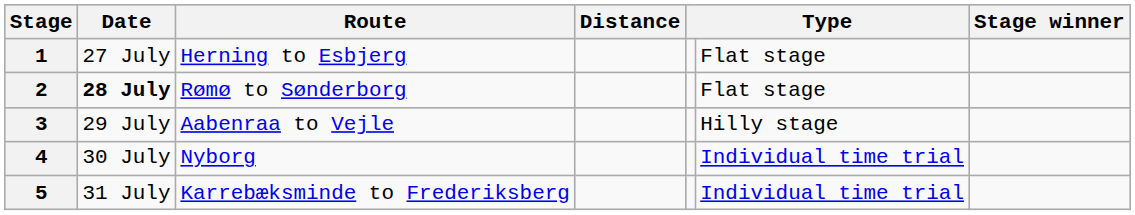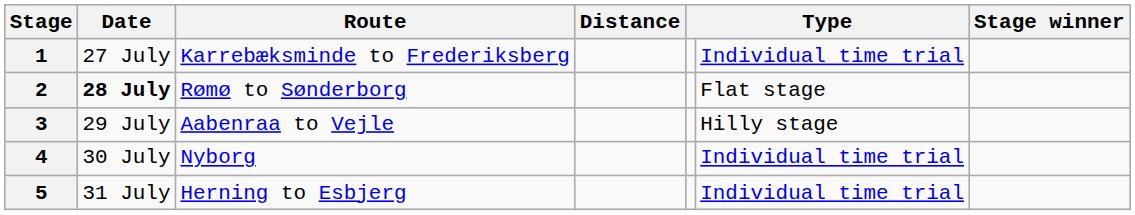(293, 56) Herning to Esbjerg -> (375, 56) Karrebæksminde to Frederiksberg
(763, 56) Flat stage -> (832, 56) Individual time trial
(375, 192) Karrebæksminde to Frederiksberg -> (293, 192) Herning to Esbjerg
